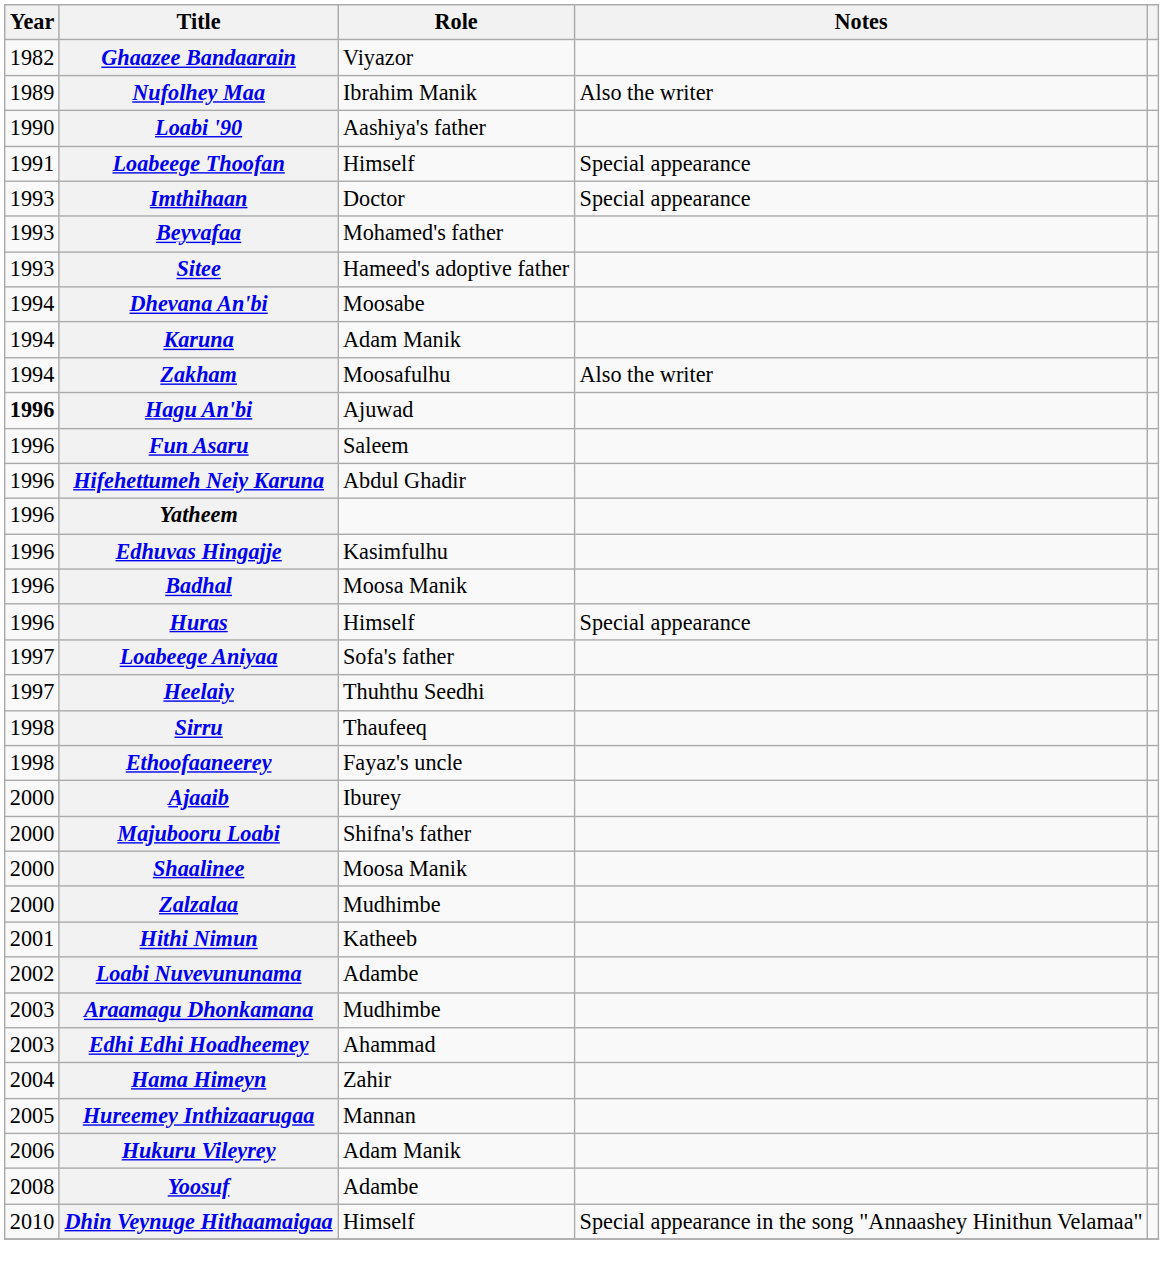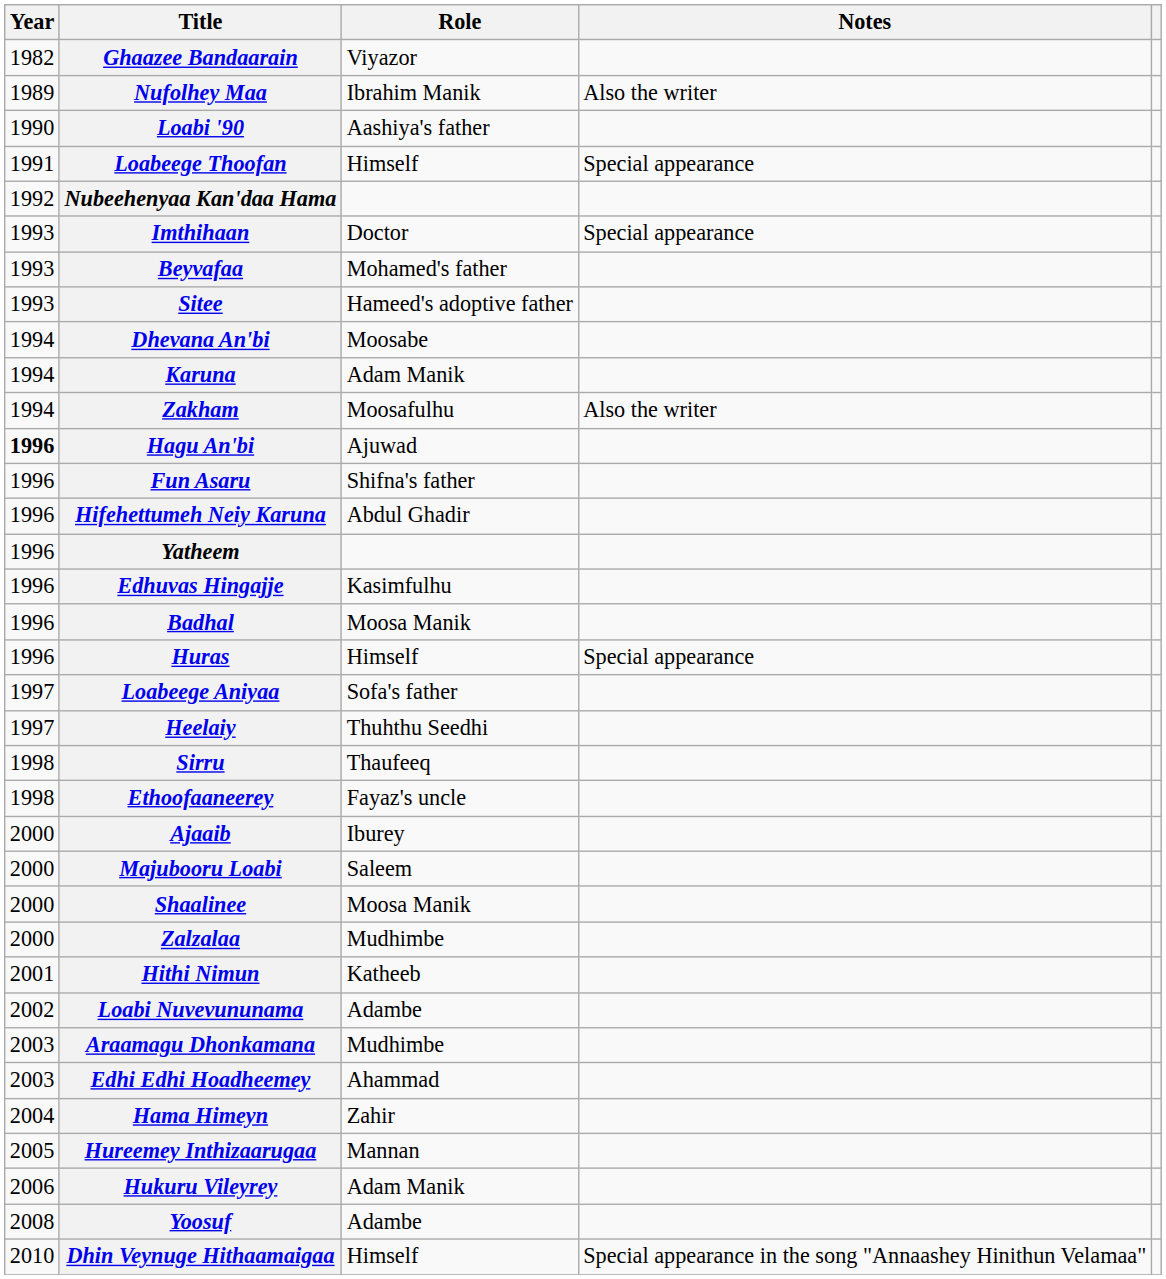+ row: (200, 198)
(376, 445) Saleem -> (411, 480) Shifna's father
(407, 833) Shifna's father -> (379, 868) Saleem
